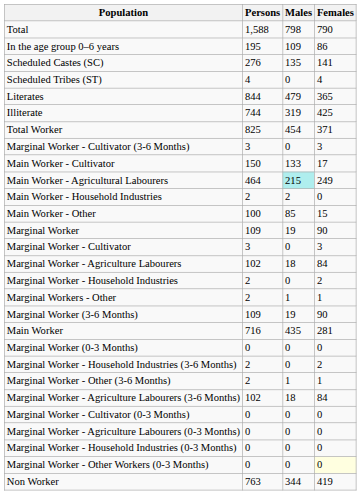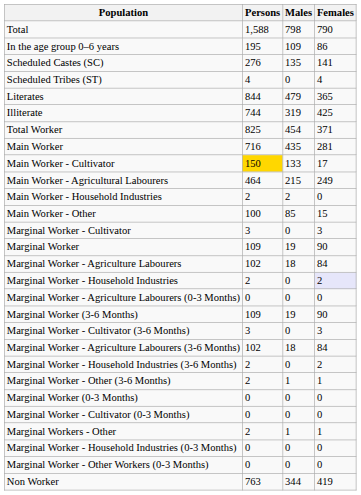rows swapped: (35, 331) <-> (98, 146)
(253, 163) no background -> (253, 163) gold background
(293, 180) paleturquoise background -> (293, 180) no background
rows swapped: (43, 230) <-> (69, 247)
(320, 280) no background -> (320, 280) lavender background
rows swapped: (61, 297) <-> (123, 431)
rows swapped: (123, 398) <-> (72, 347)
(320, 465) lightyellow background -> (320, 465) no background
